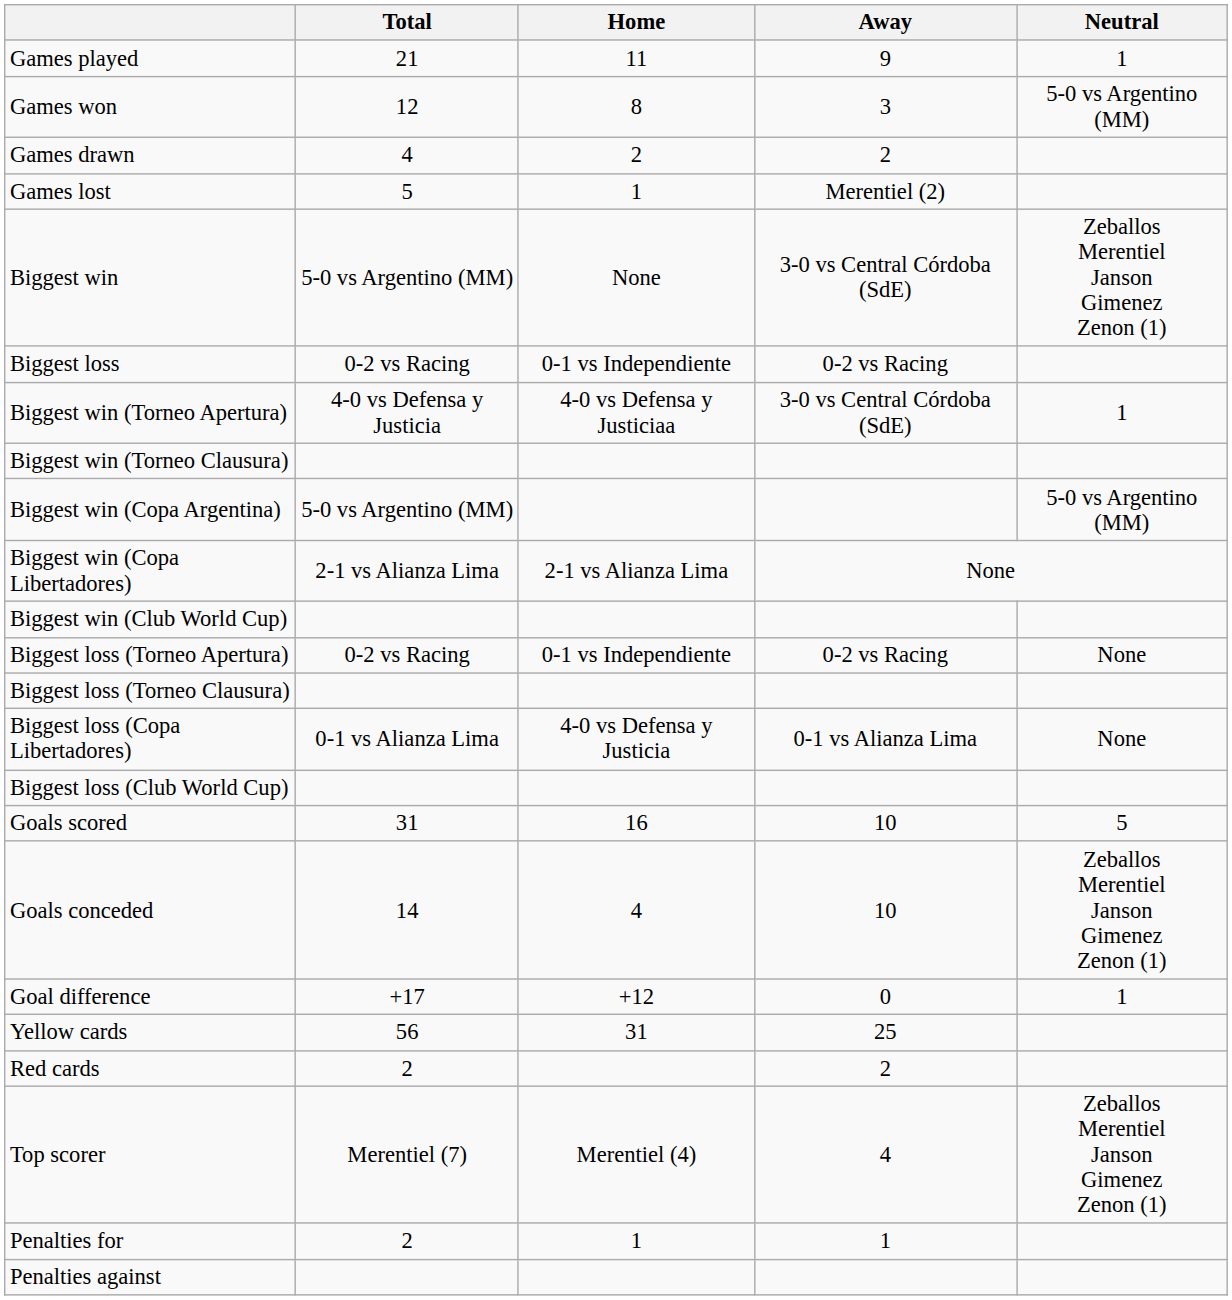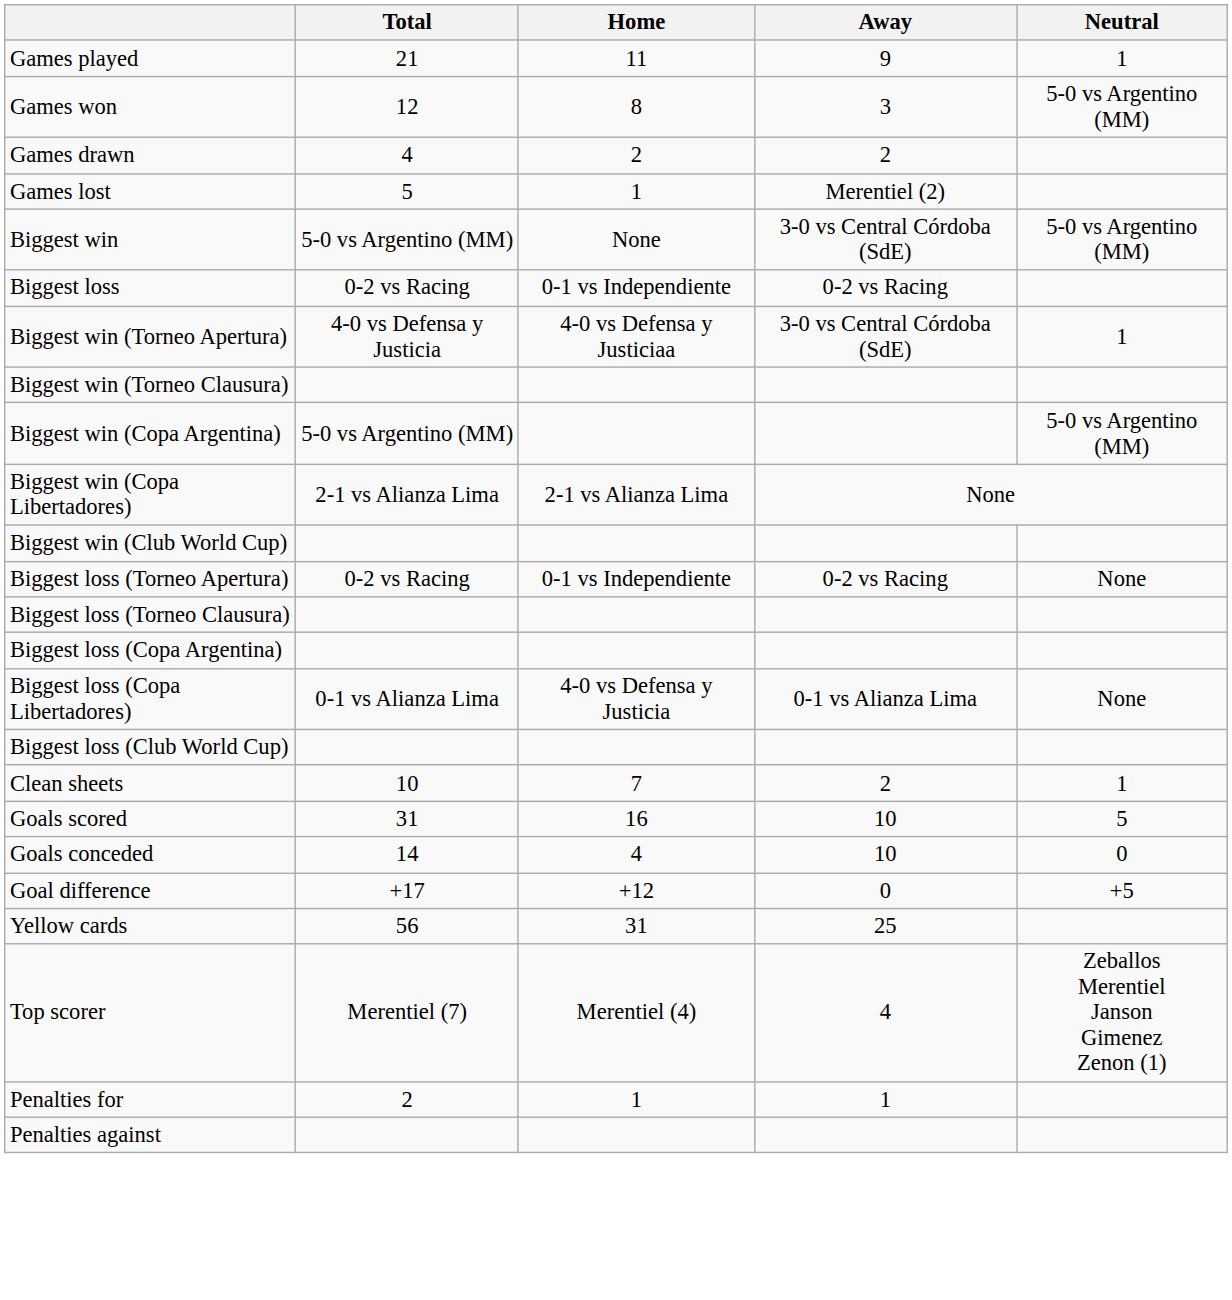(1122, 277) Zeballos Merentiel Janson Gimenez Zenon (1) -> (1122, 239) 5-0 vs Argentino (MM)
+ row: (146, 650)
+ row: (67, 782)
(1122, 909) Zeballos Merentiel Janson Gimenez Zenon (1) -> (1122, 854) 0
(1122, 996) 1 -> (1122, 890) +5
- row: (55, 1067)
